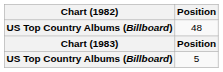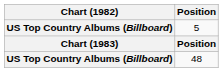rows swapped: (197, 59) <-> (197, 28)
